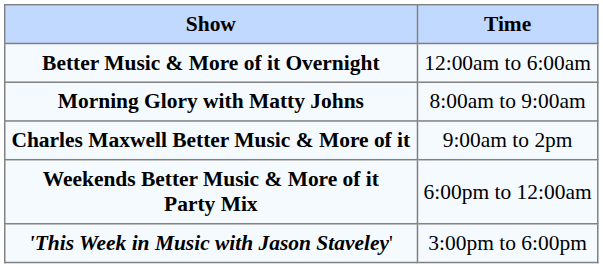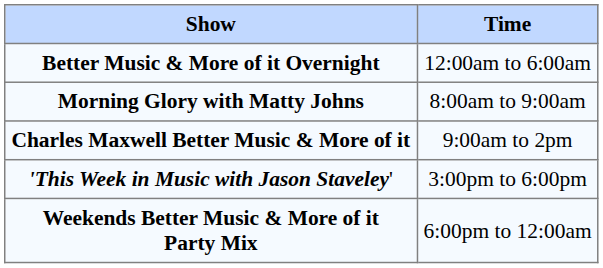rows swapped: (211, 242) <-> (211, 191)
